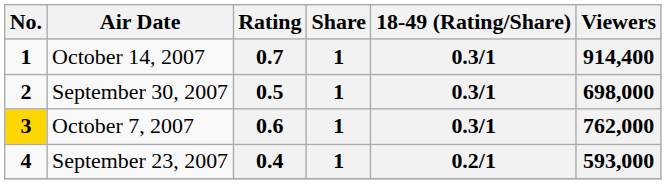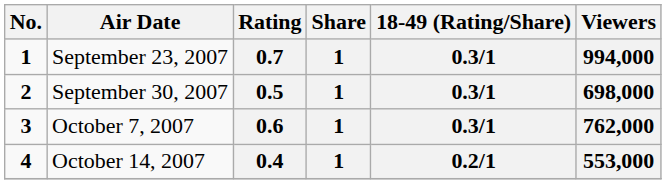(129, 56) October 14, 2007 -> (140, 56) September 23, 2007
(619, 56) 914,400 -> (619, 56) 994,000
(26, 126) gold background -> (26, 126) no background
(140, 160) September 23, 2007 -> (129, 160) October 14, 2007
(619, 160) 593,000 -> (619, 160) 553,000
